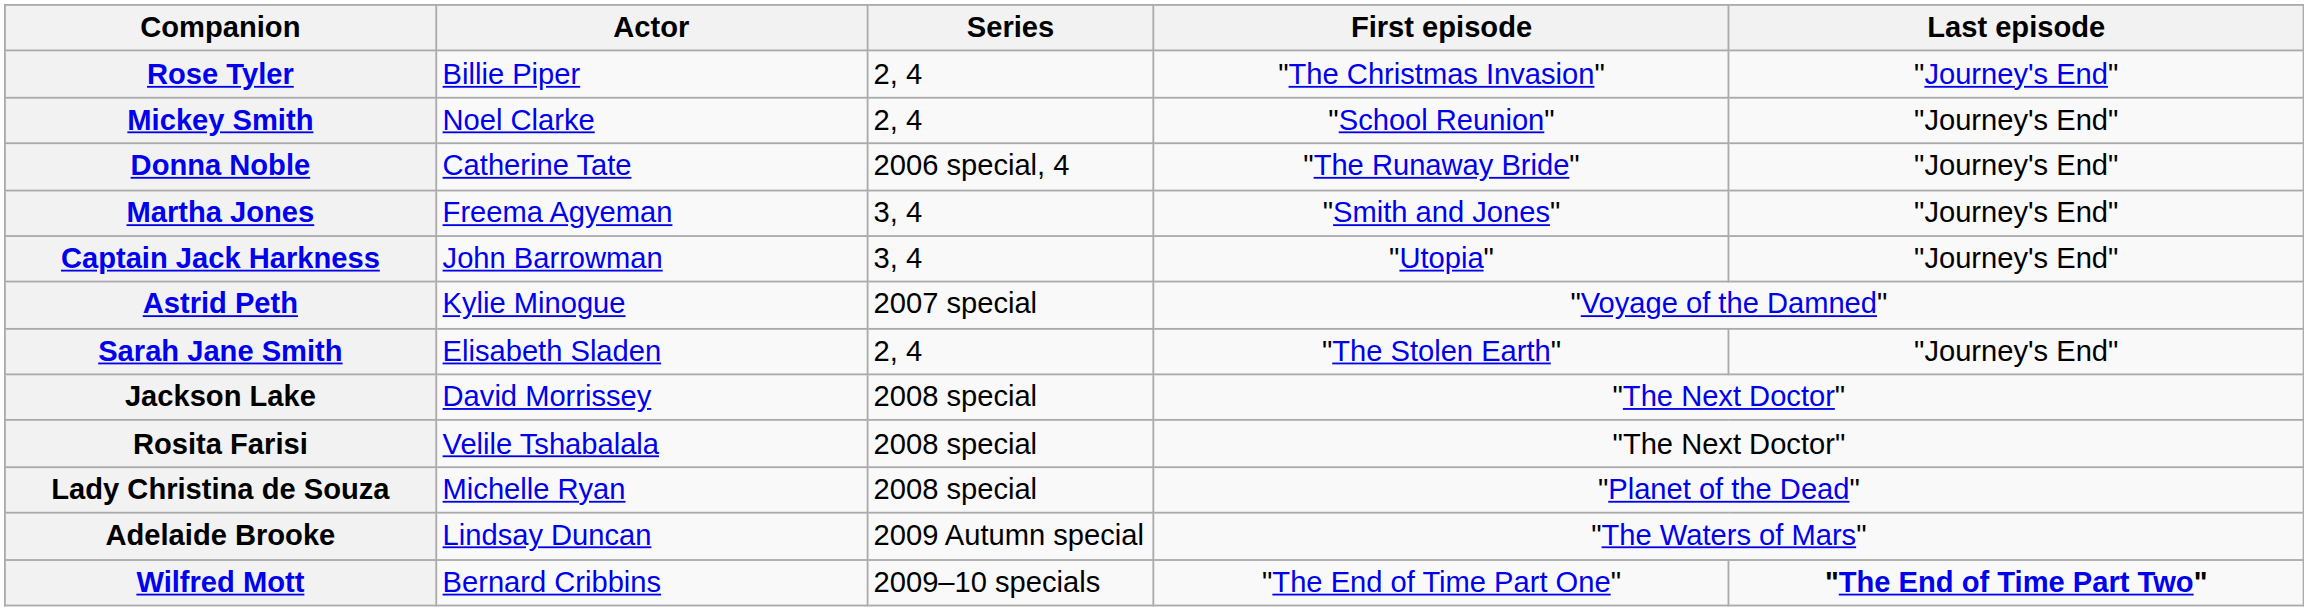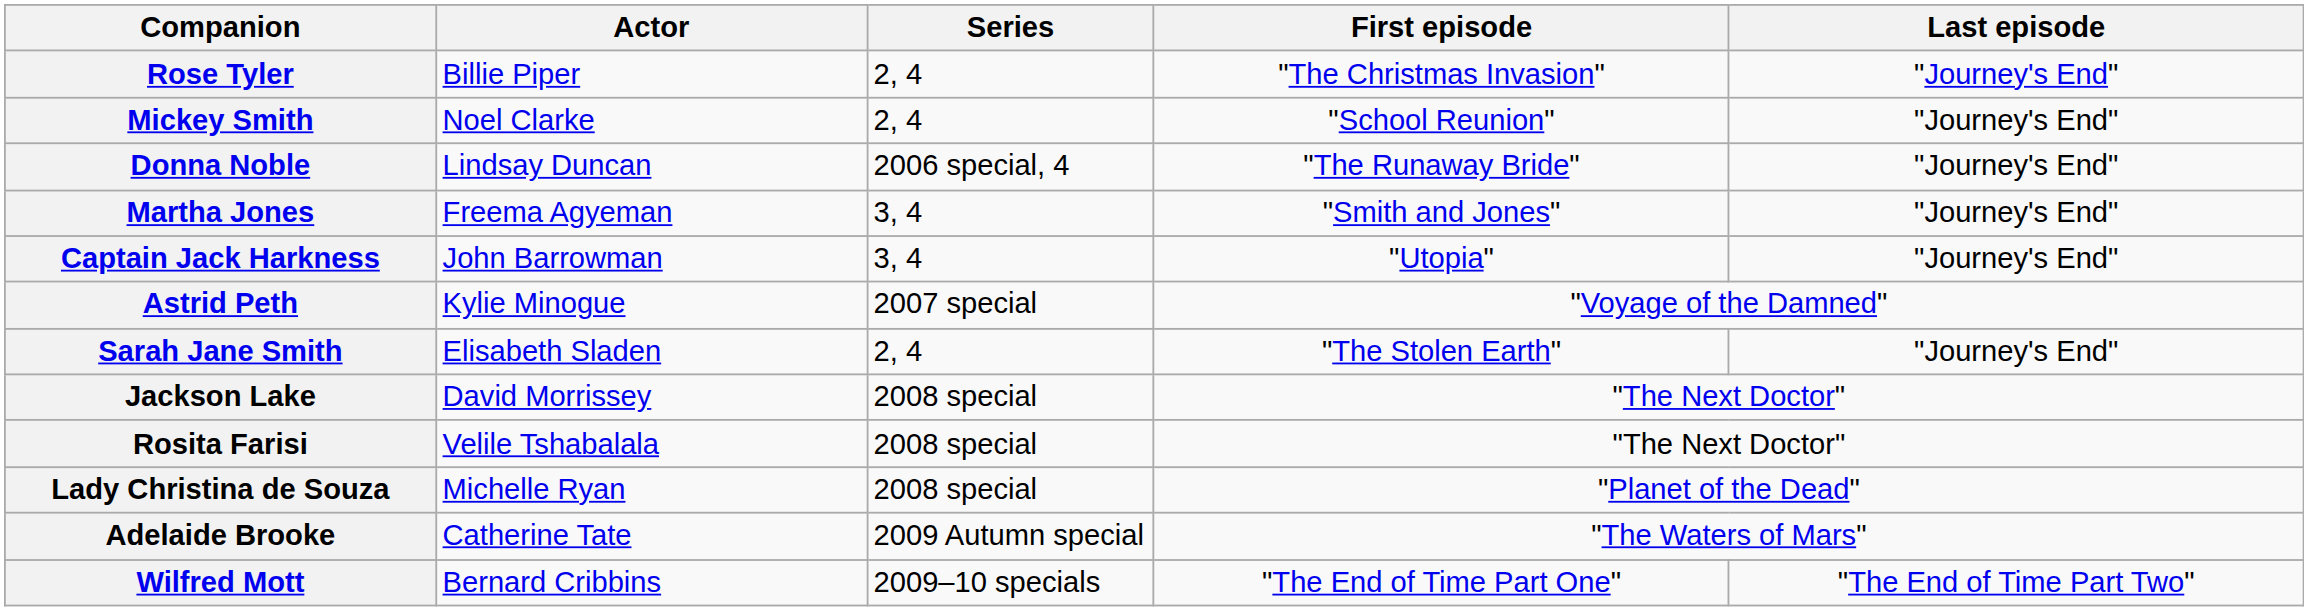(537, 166) Catherine Tate -> (547, 166) Lindsay Duncan
(547, 535) Lindsay Duncan -> (537, 535) Catherine Tate
(2016, 581) bold -> (2016, 581) normal
